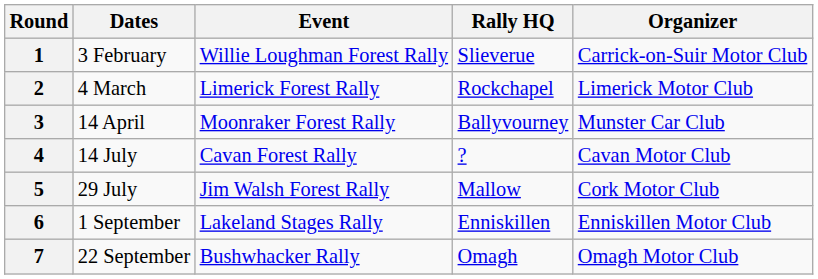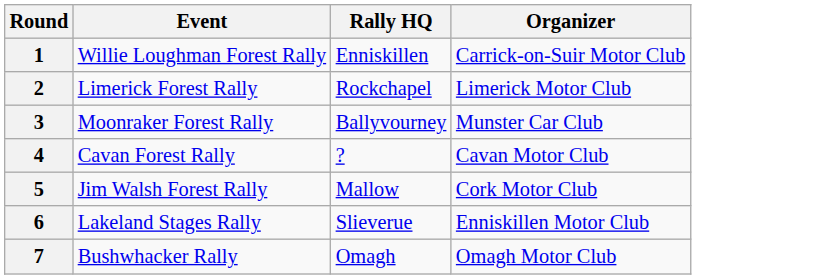- column: (134, 21)
(496, 55) Slieverue -> (382, 55) Enniskillen
(504, 222) Enniskillen -> (374, 222) Slieverue
